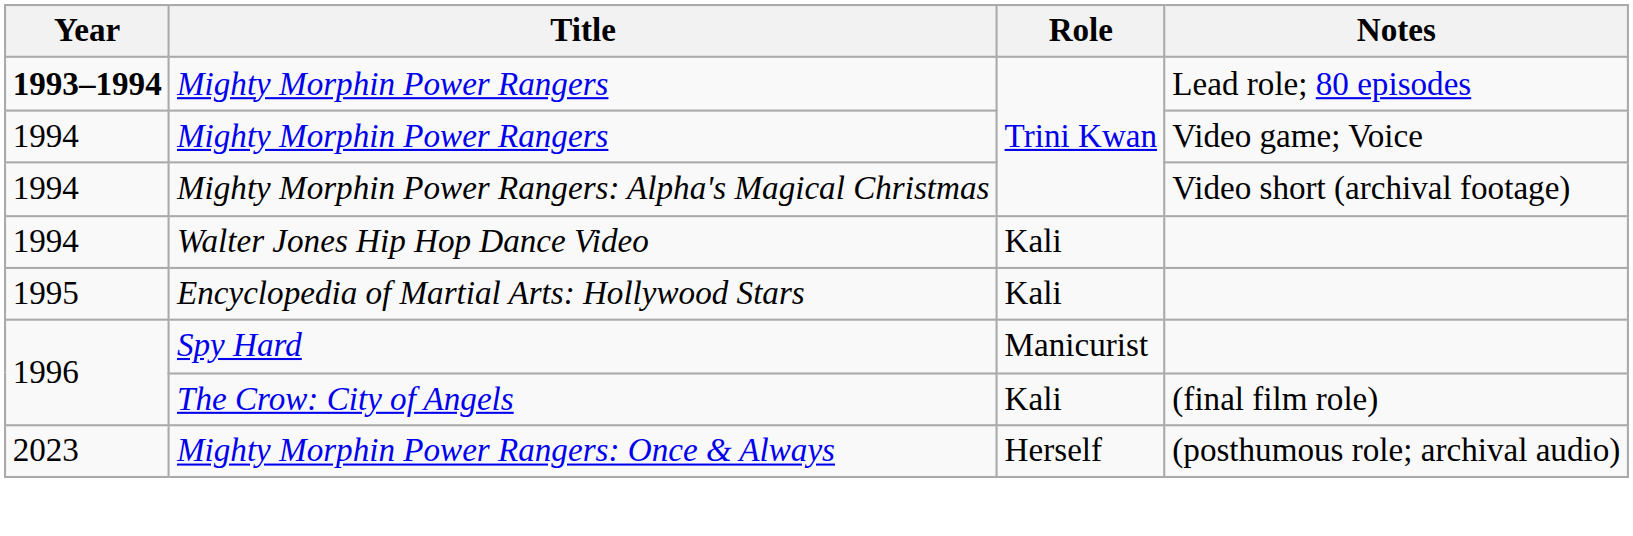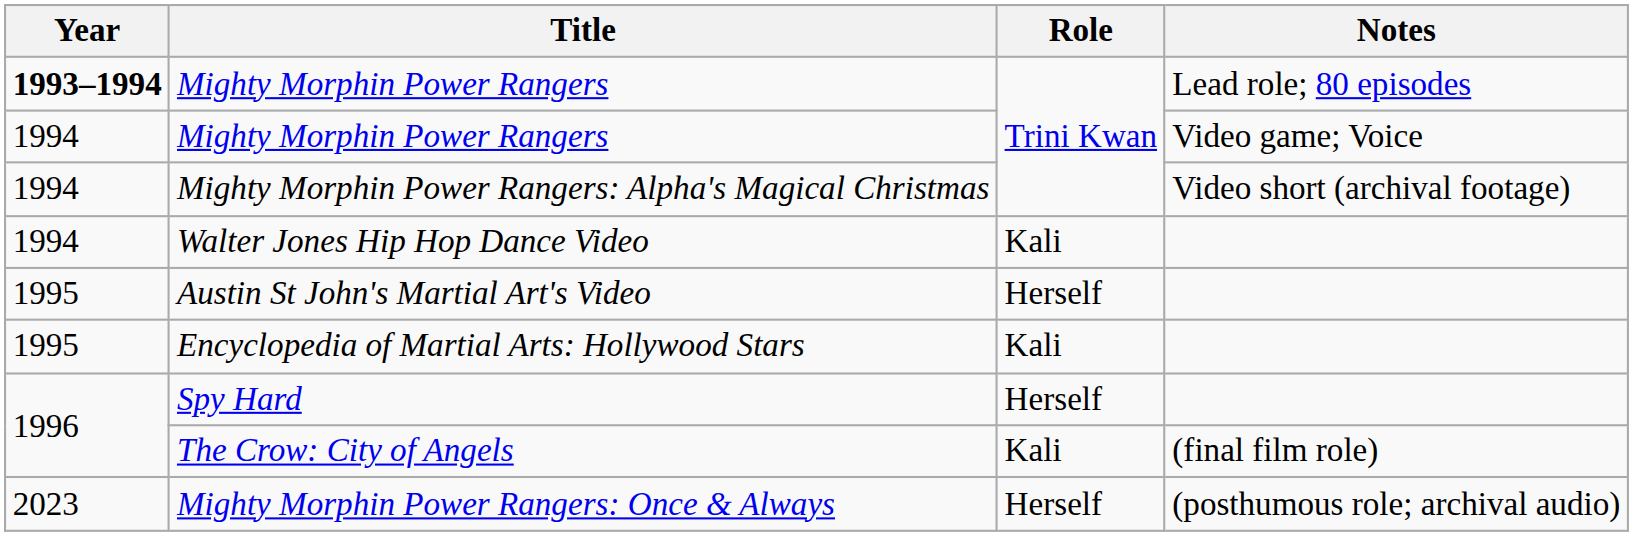+ row: (414, 293)
(1076, 345) Manicurist -> (1053, 398) Herself
